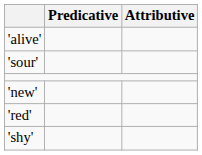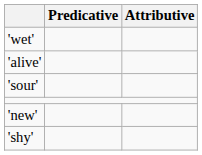+ row: (21, 39)
- row: (20, 115)
